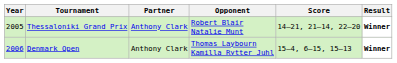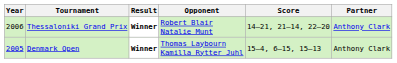columns swapped: (159, 10) <-> (377, 10)
(15, 27) 2005 -> (15, 27) 2006
(15, 47) 2006 -> (15, 47) 2005
